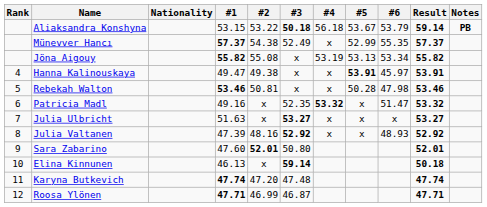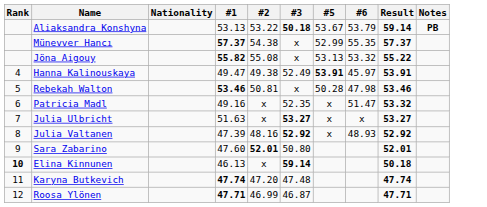- column: (329, 12)
(231, 27) 53.15 -> (231, 27) 53.13
(297, 42) 52.49 -> (297, 42) x
(394, 58) 53.34 -> (362, 58) 53.32
(430, 58) 55.82 -> (397, 58) 55.22
(297, 73) x -> (297, 73) 52.49
(18, 165) normal -> (18, 165) bold
